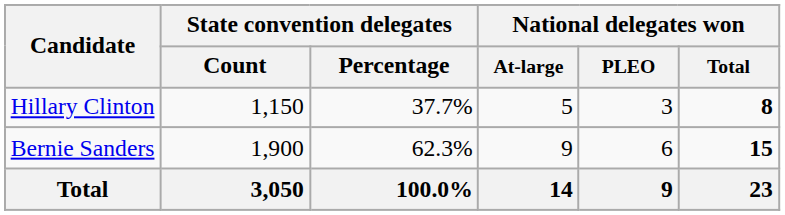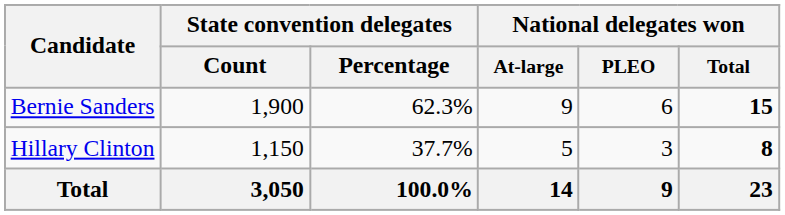rows swapped: (83, 147) <-> (83, 106)
